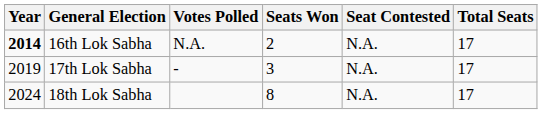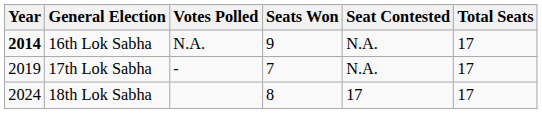(270, 43) 2 -> (270, 43) 9
(270, 69) 3 -> (270, 69) 7
(362, 95) N.A. -> (354, 95) 17
